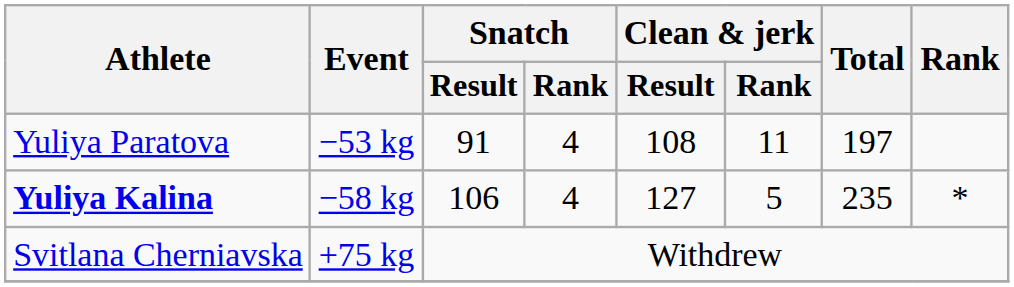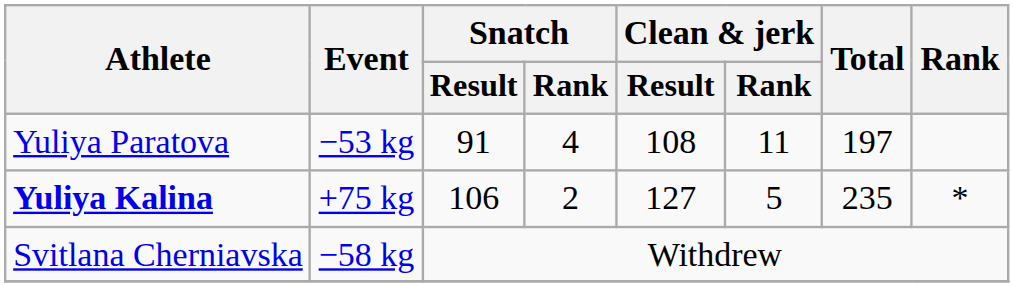(366, 198) −58 kg -> (366, 198) +75 kg
(570, 198) 4 -> (570, 198) 2
(366, 254) +75 kg -> (366, 254) −58 kg
